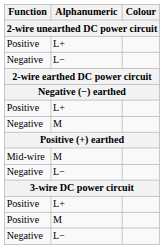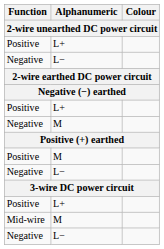rows swapped: (23, 220) <-> (26, 156)
